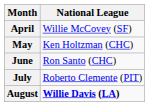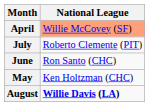(87, 28) no background -> (87, 28) lightsalmon background
rows swapped: (22, 45) <-> (22, 77)
